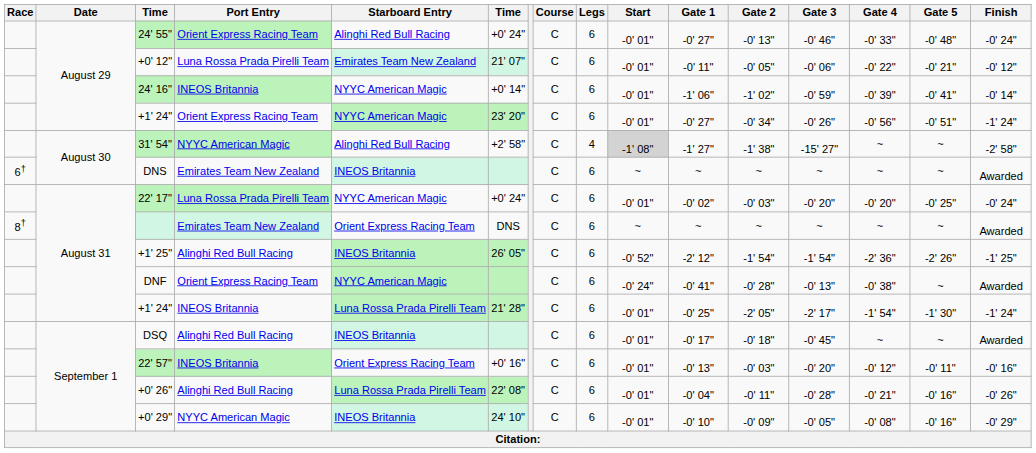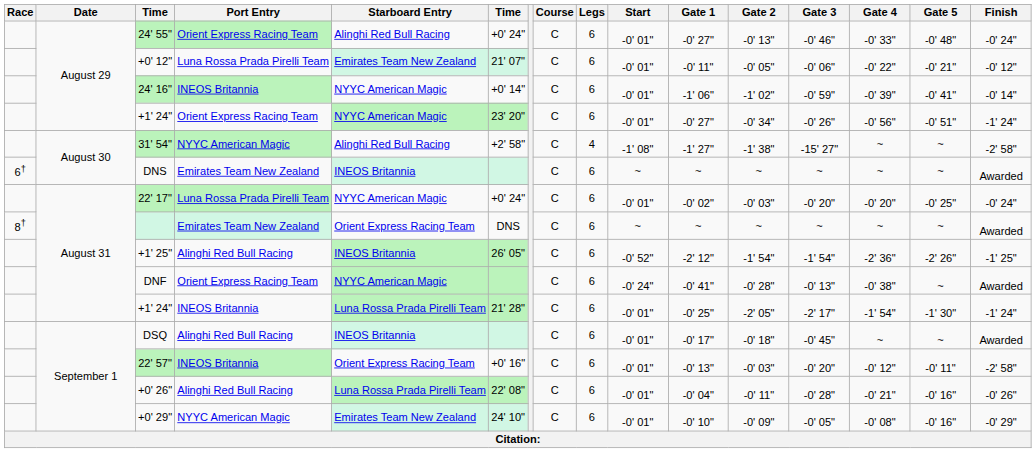(638, 150) lightgrey background -> (638, 150) no background
(1001, 368) -0' 16" -> (1001, 368) -2' 58"
(375, 418) INEOS Britannia -> (405, 418) Emirates Team New Zealand
